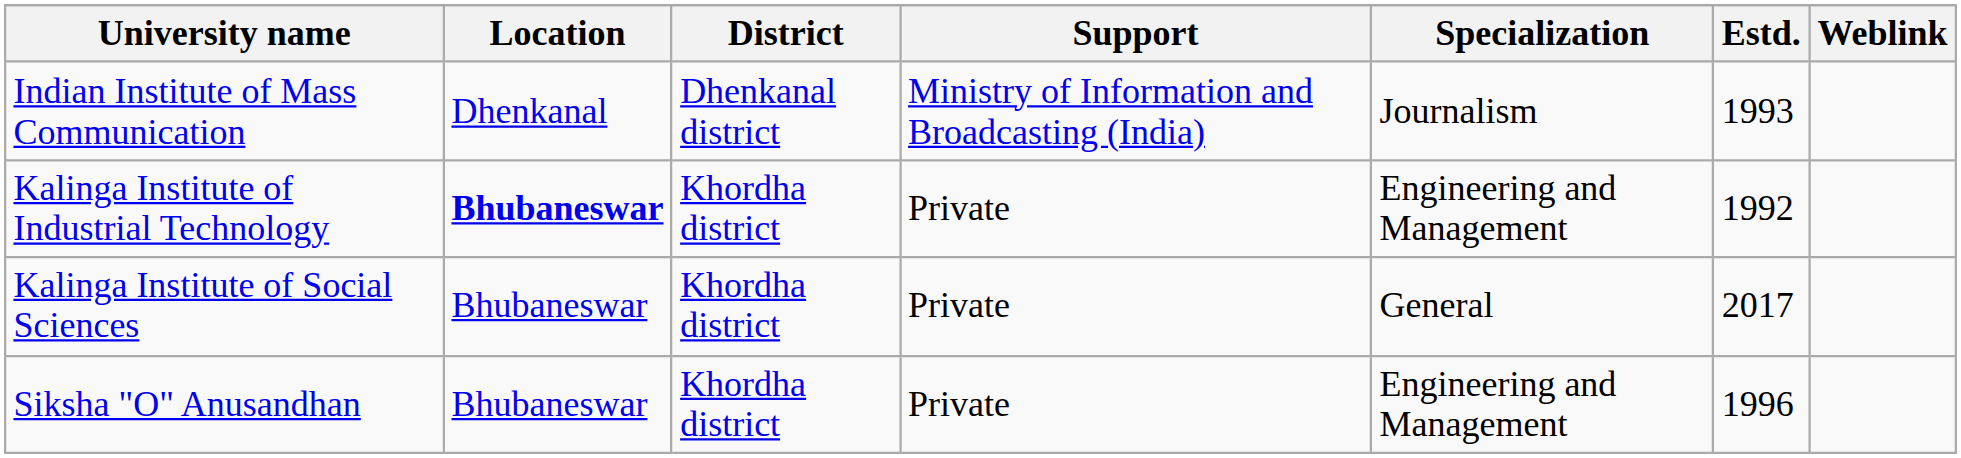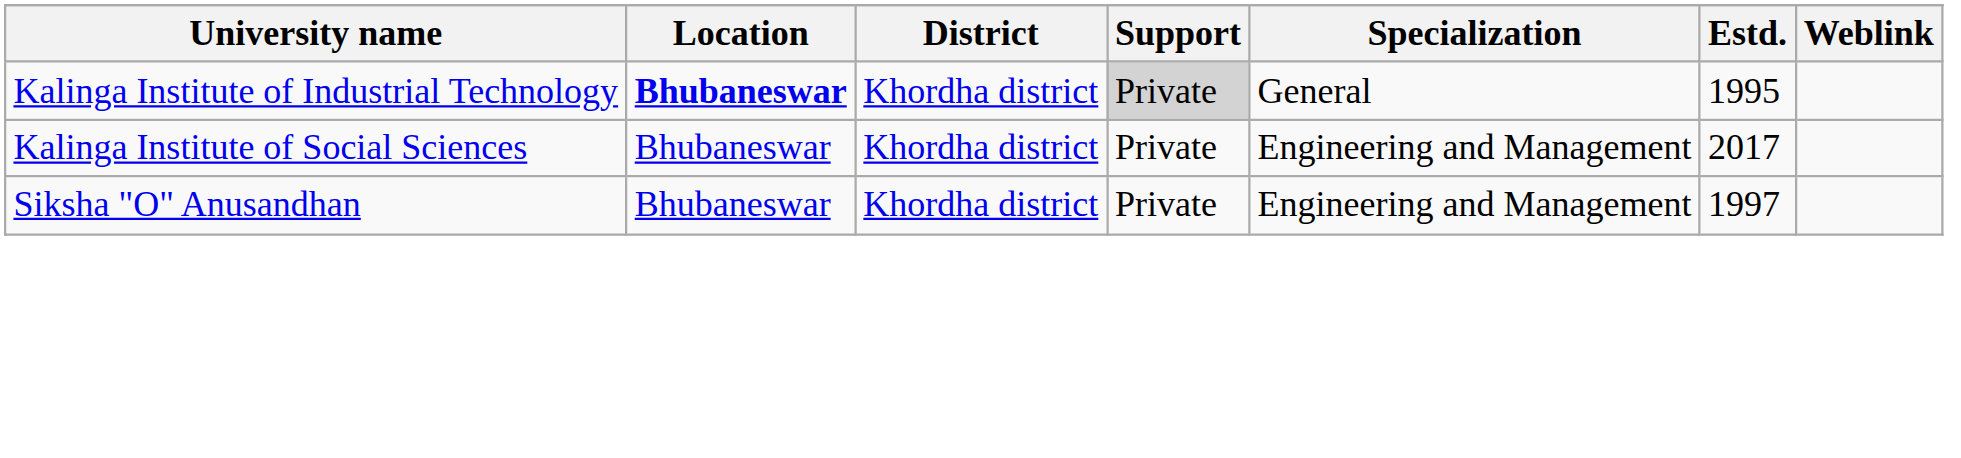- row: (185, 110)
(959, 207) no background -> (1166, 90) lightgrey background
(1498, 207) Engineering and Management -> (1315, 90) General
(1758, 207) 1992 -> (1744, 90) 1995
(1436, 305) General -> (1474, 147) Engineering and Management
(1758, 403) 1996 -> (1744, 204) 1997
